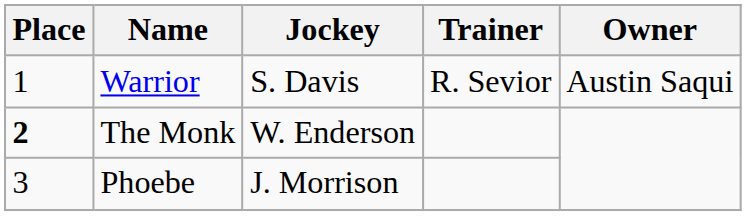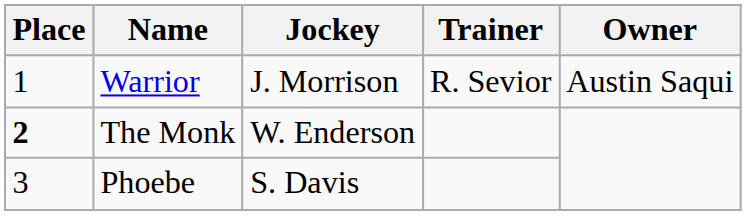(305, 81) S. Davis -> (324, 81) J. Morrison
(324, 183) J. Morrison -> (305, 183) S. Davis
